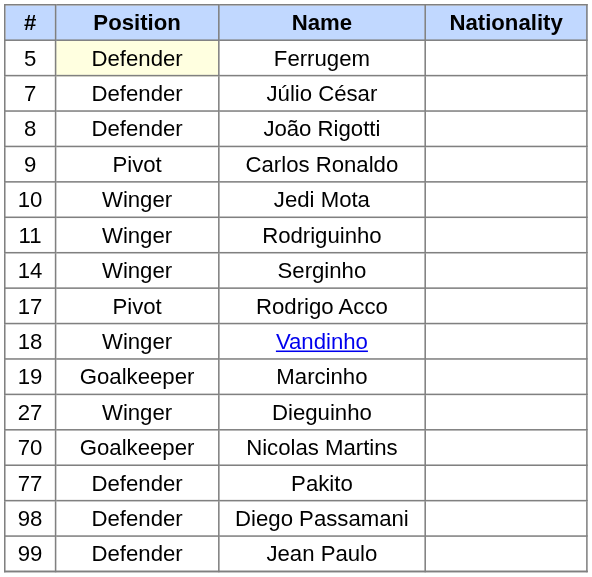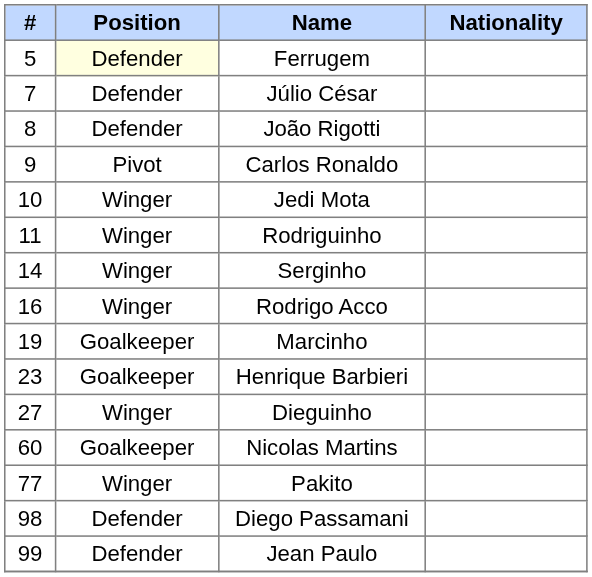(30, 306) 17 -> (30, 306) 16
(137, 306) Pivot -> (137, 306) Winger
- row: (322, 341)
+ row: (322, 377)
(30, 448) 70 -> (30, 448) 60
(137, 483) Defender -> (137, 483) Winger
